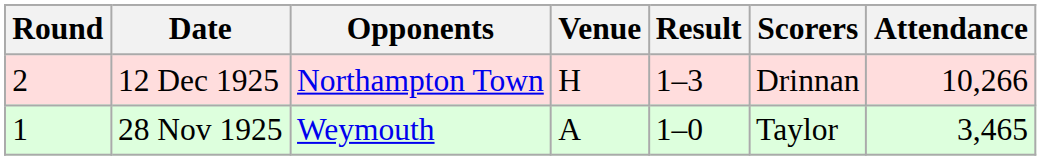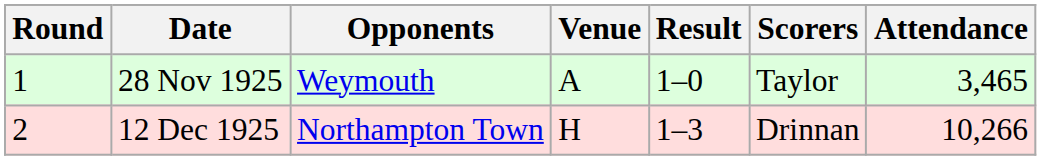rows swapped: (200, 129) <-> (198, 79)
